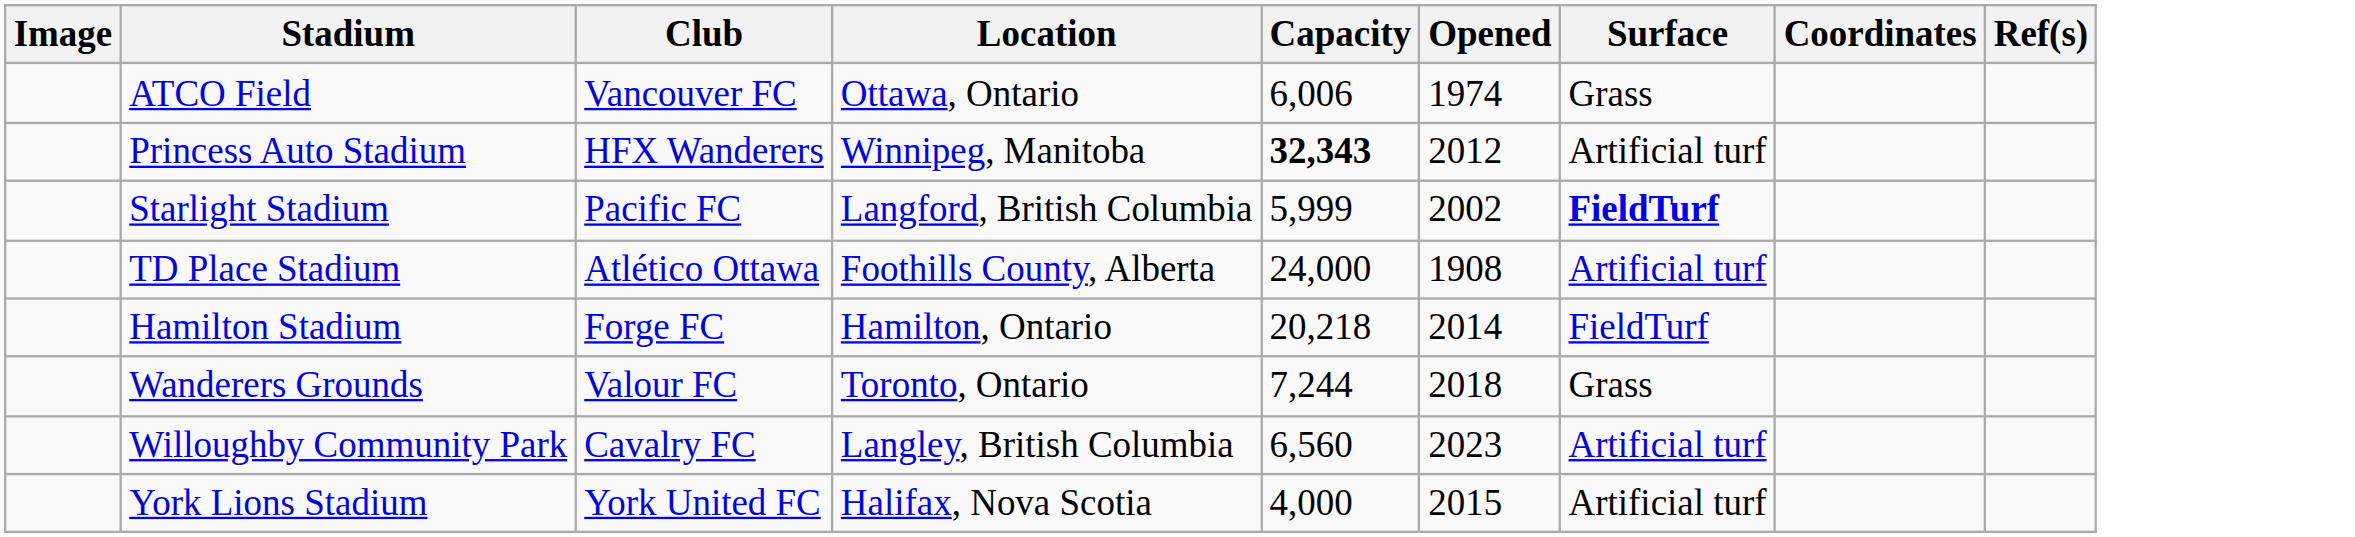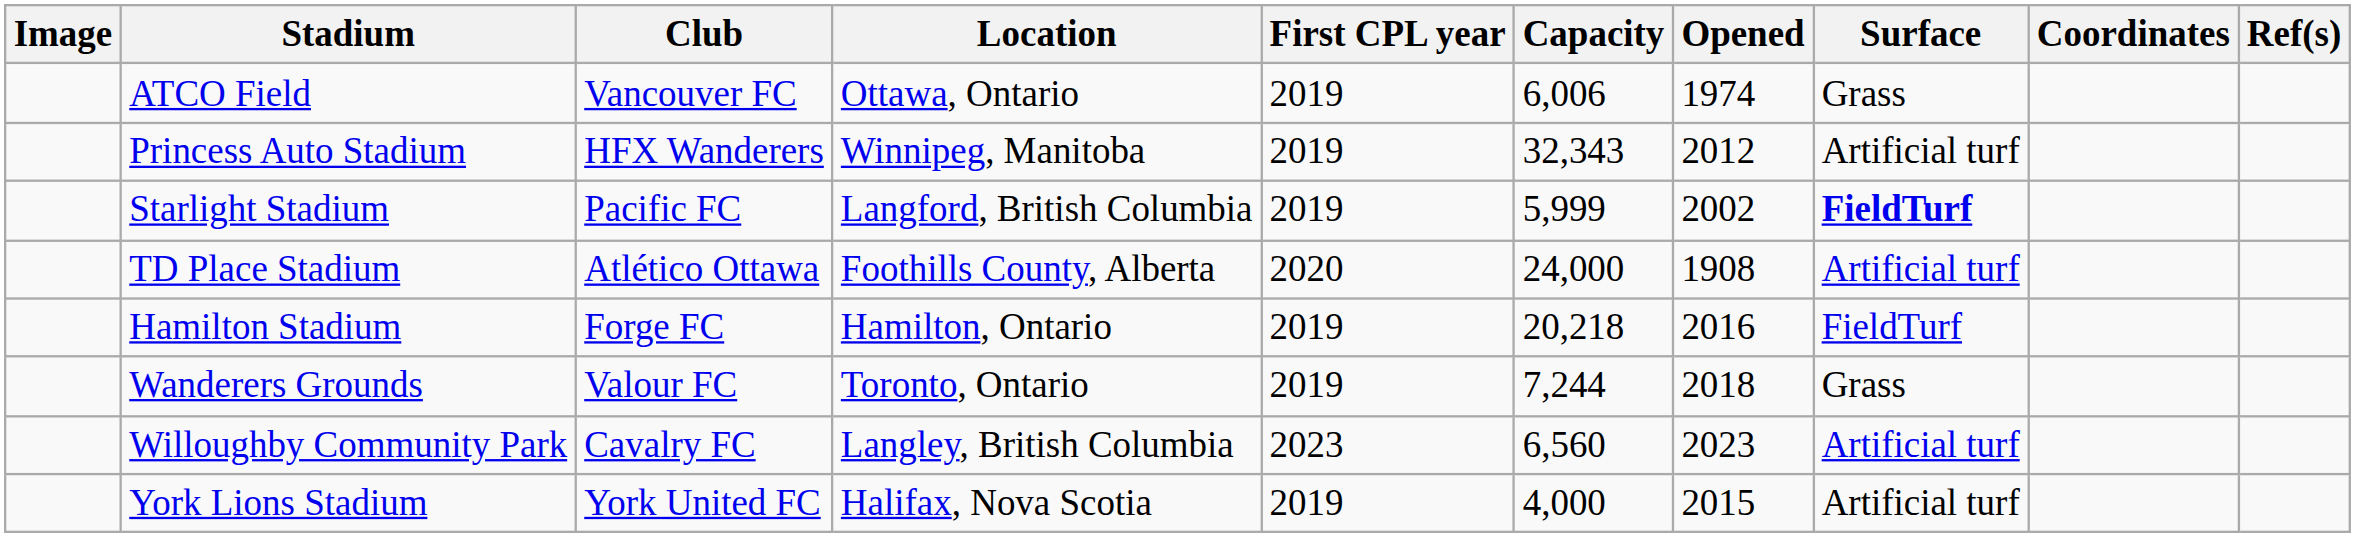+ column: (1388, 33)
(1320, 151) bold -> (1574, 151) normal
(1465, 326) 2014 -> (1718, 326) 2016
